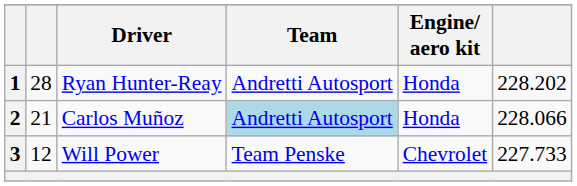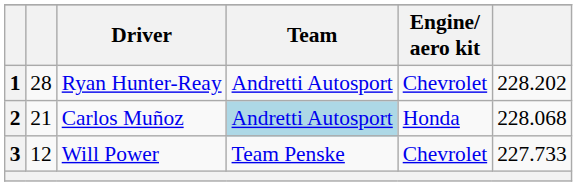(431, 83) Honda -> (445, 83) Chevrolet
(532, 118) 228.066 -> (532, 118) 228.068
